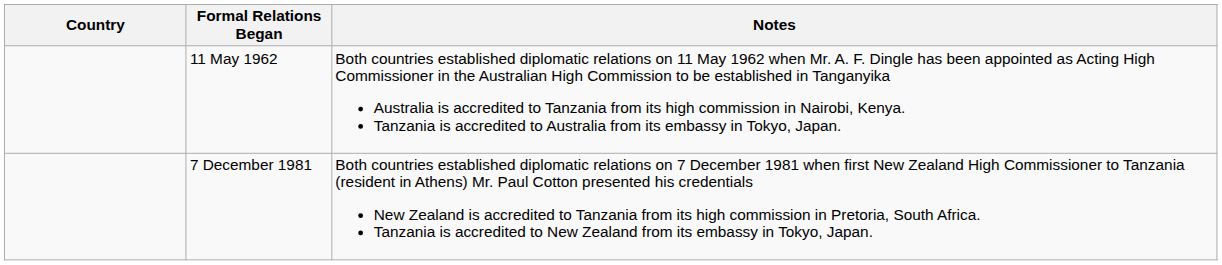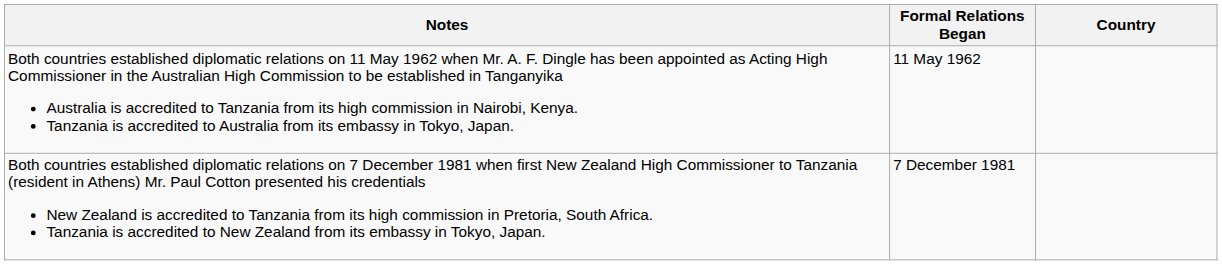columns swapped: (95, 25) <-> (774, 25)
